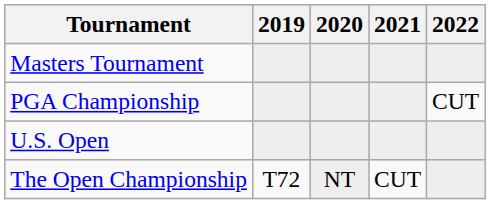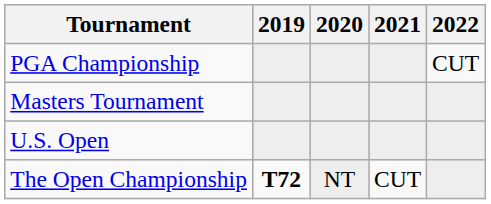rows swapped: (107, 62) <-> (105, 101)
(281, 179) normal -> (281, 179) bold
